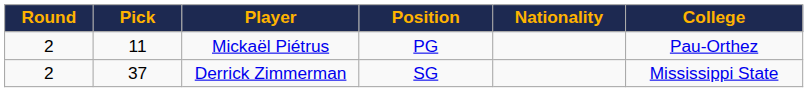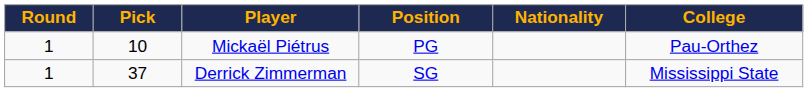(49, 45) 2 -> (49, 45) 1
(138, 45) 11 -> (138, 45) 10
(49, 73) 2 -> (49, 73) 1
